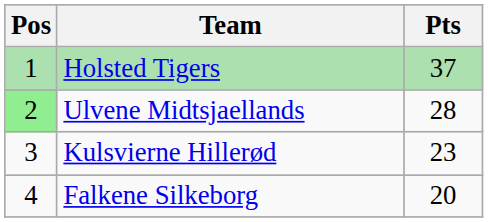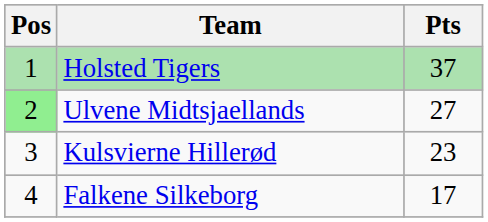(443, 110) 28 -> (443, 110) 27
(443, 195) 20 -> (443, 195) 17
